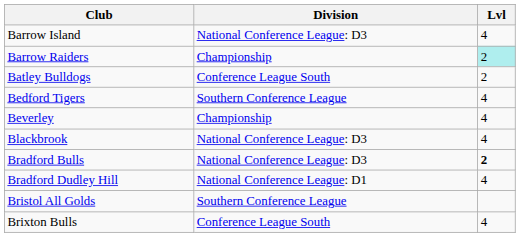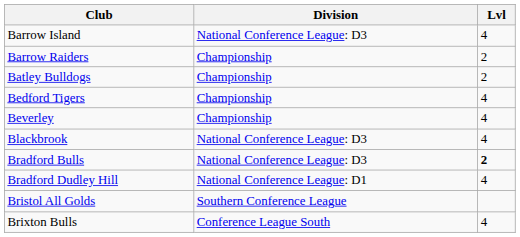(484, 55) paleturquoise background -> (484, 55) no background
(263, 76) Conference League South -> (234, 76) Championship
(272, 97) Southern Conference League -> (234, 97) Championship
